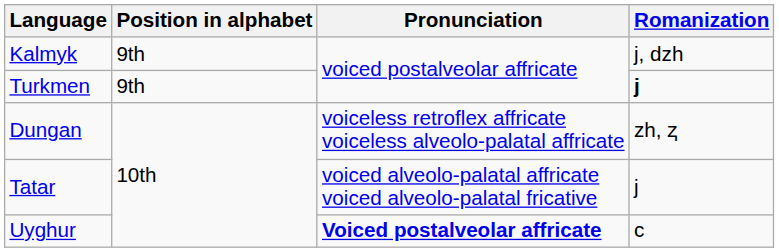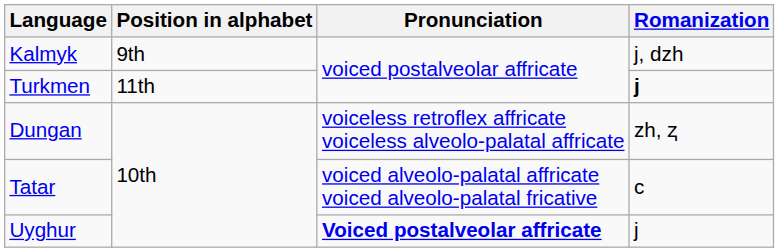(131, 86) 9th -> (136, 86) 11th
(636, 186) j -> (639, 186) c
(639, 230) c -> (636, 230) j
